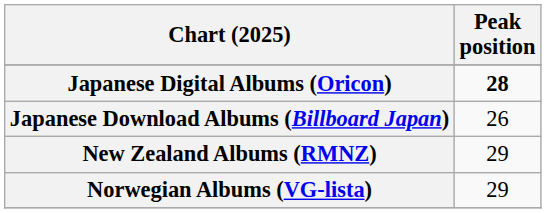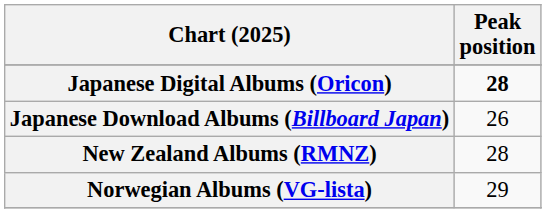(498, 154) 29 -> (498, 154) 28
